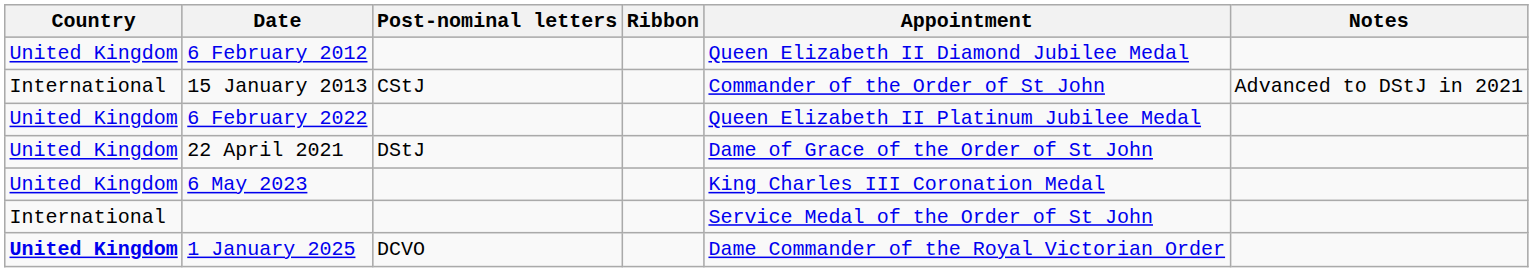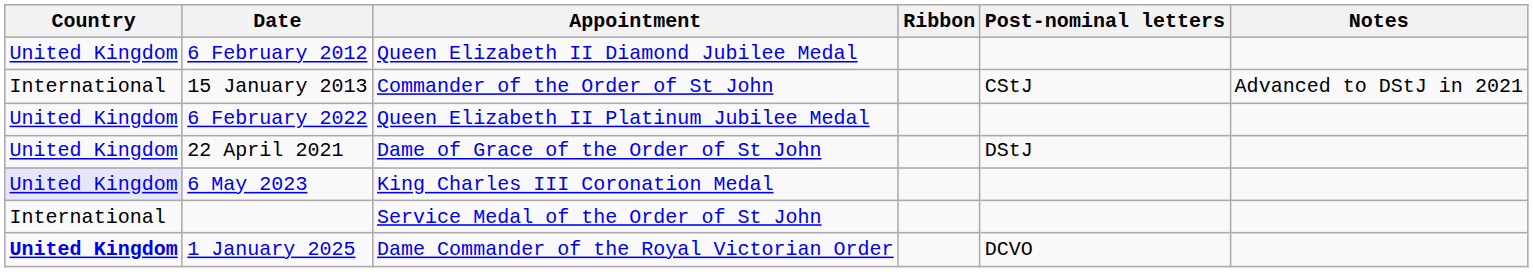columns swapped: (967, 21) <-> (497, 21)
(94, 184) no background -> (94, 184) lavender background
